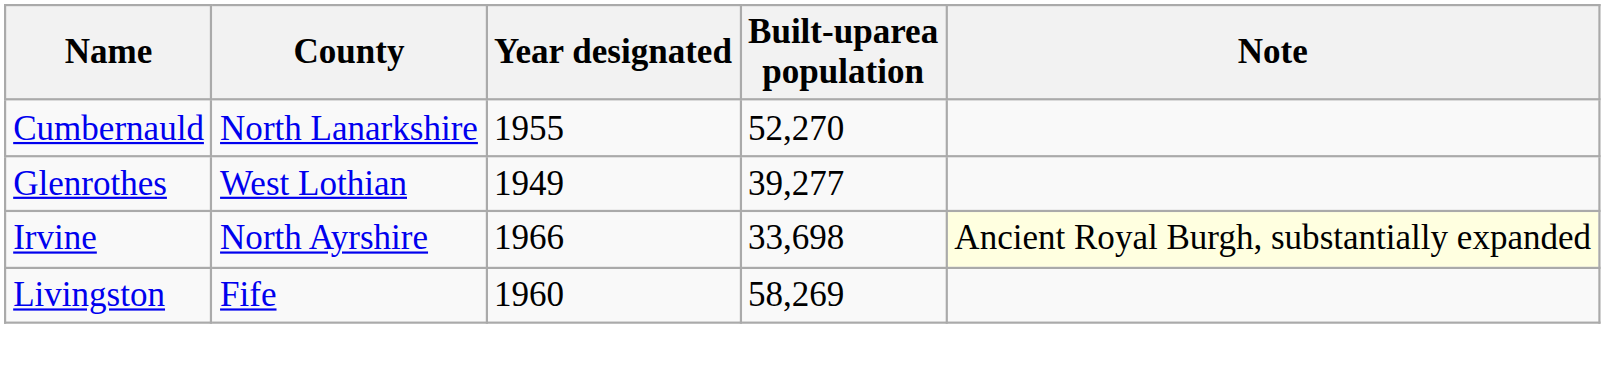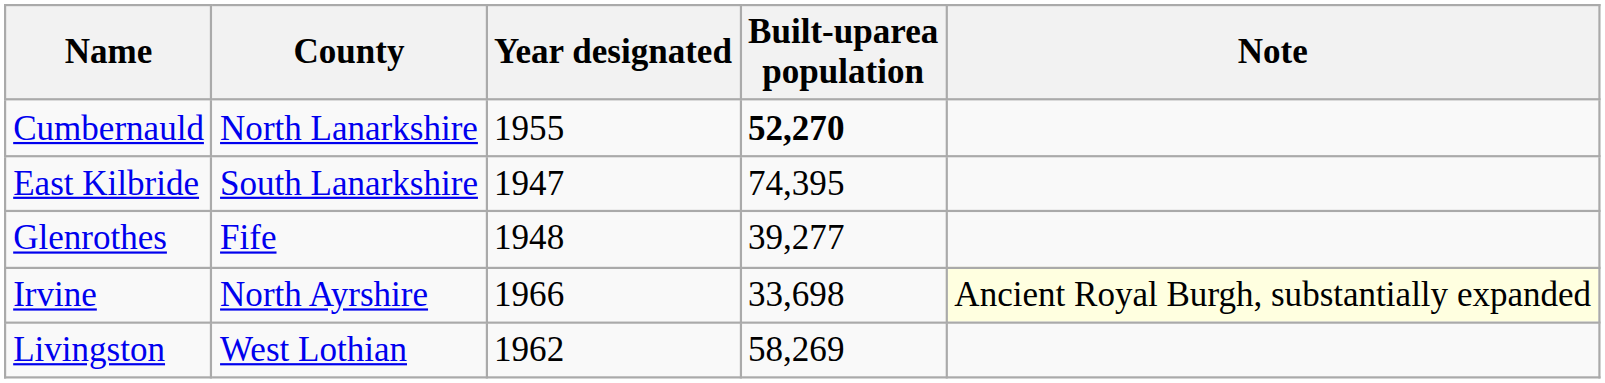(796, 127) normal -> (796, 127) bold
+ row: (106, 182)
(314, 182) West Lothian -> (248, 238) Fife
(529, 182) 1949 -> (529, 238) 1948
(248, 293) Fife -> (314, 349) West Lothian
(529, 293) 1960 -> (529, 349) 1962
